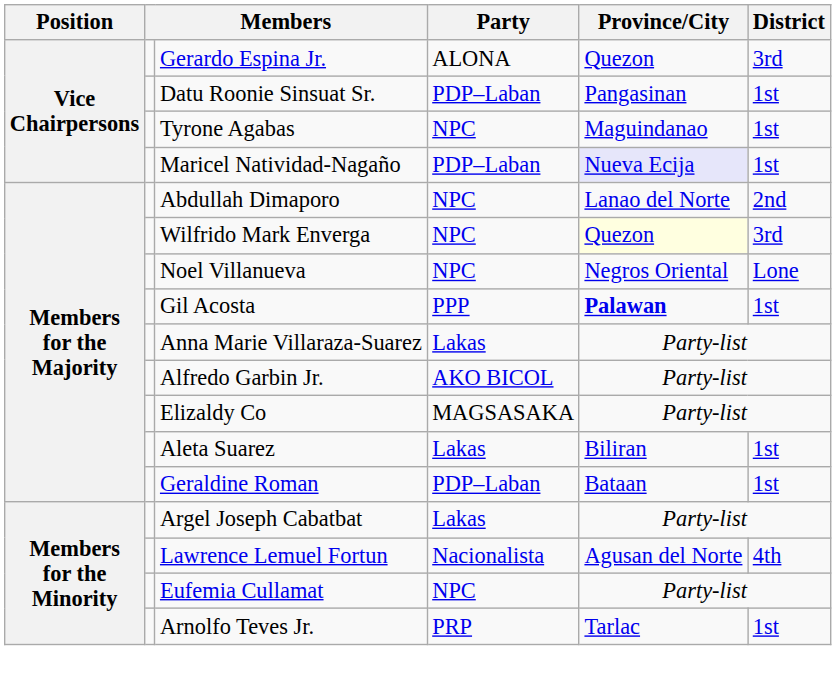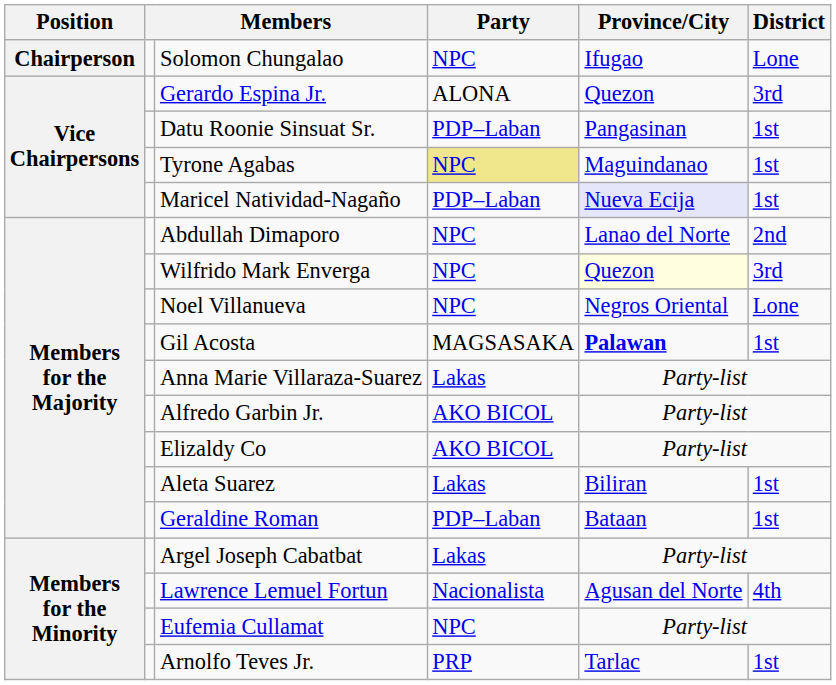+ row: (252, 57)
(454, 128) no background -> (454, 164) khaki background
(451, 306) PPP -> (503, 341) MAGSASAKA
(503, 413) MAGSASAKA -> (493, 448) AKO BICOL
